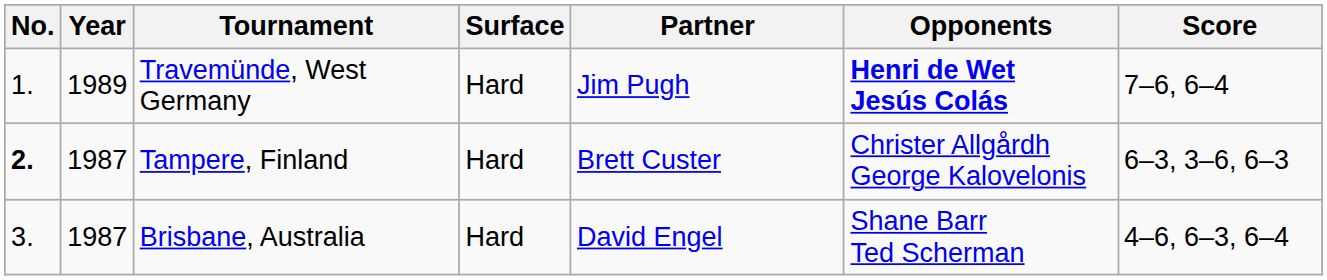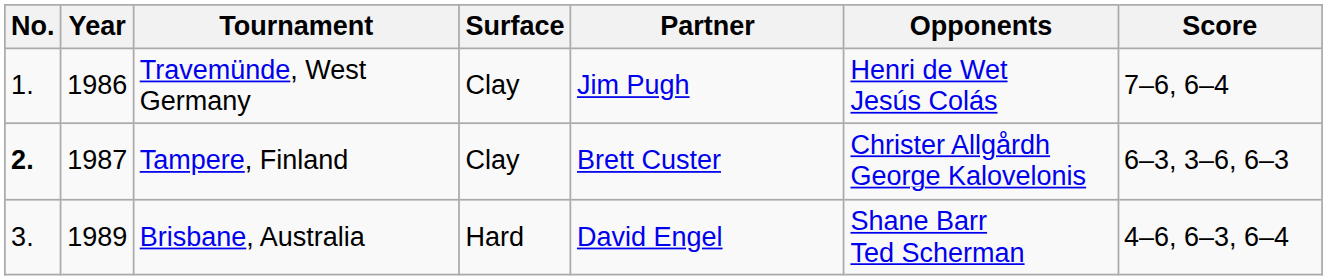(97, 85) 1989 -> (97, 85) 1986
(495, 85) Hard -> (492, 85) Clay
(933, 85) bold -> (929, 85) normal
(495, 160) Hard -> (492, 160) Clay
(97, 235) 1987 -> (97, 235) 1989
